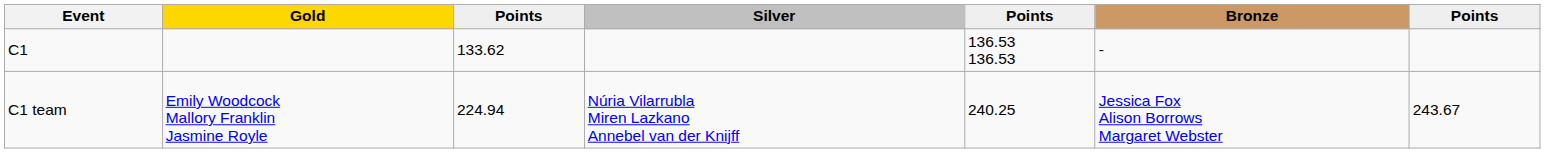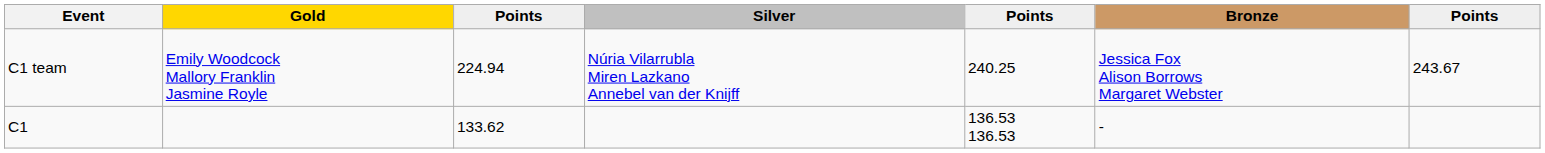rows swapped: (18, 50) <-> (37, 109)
